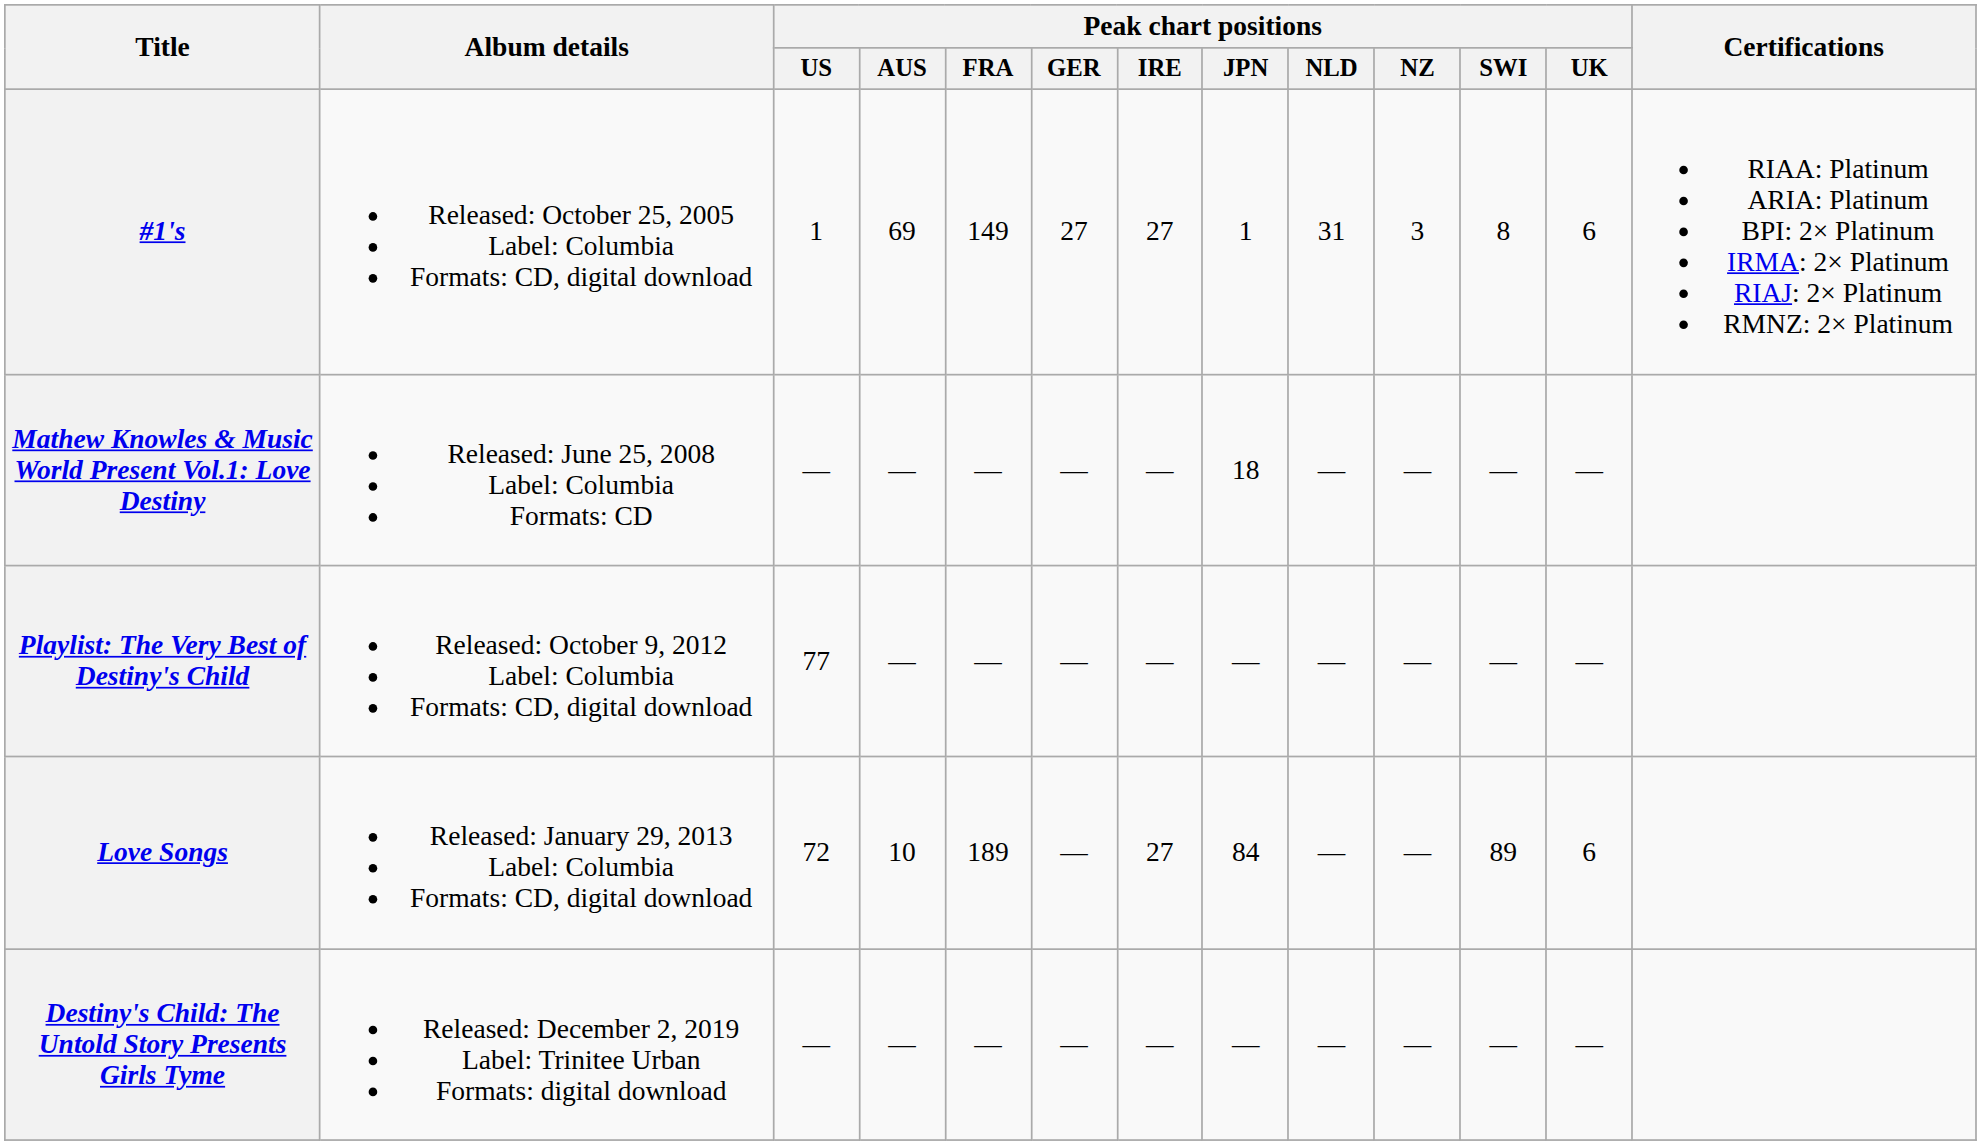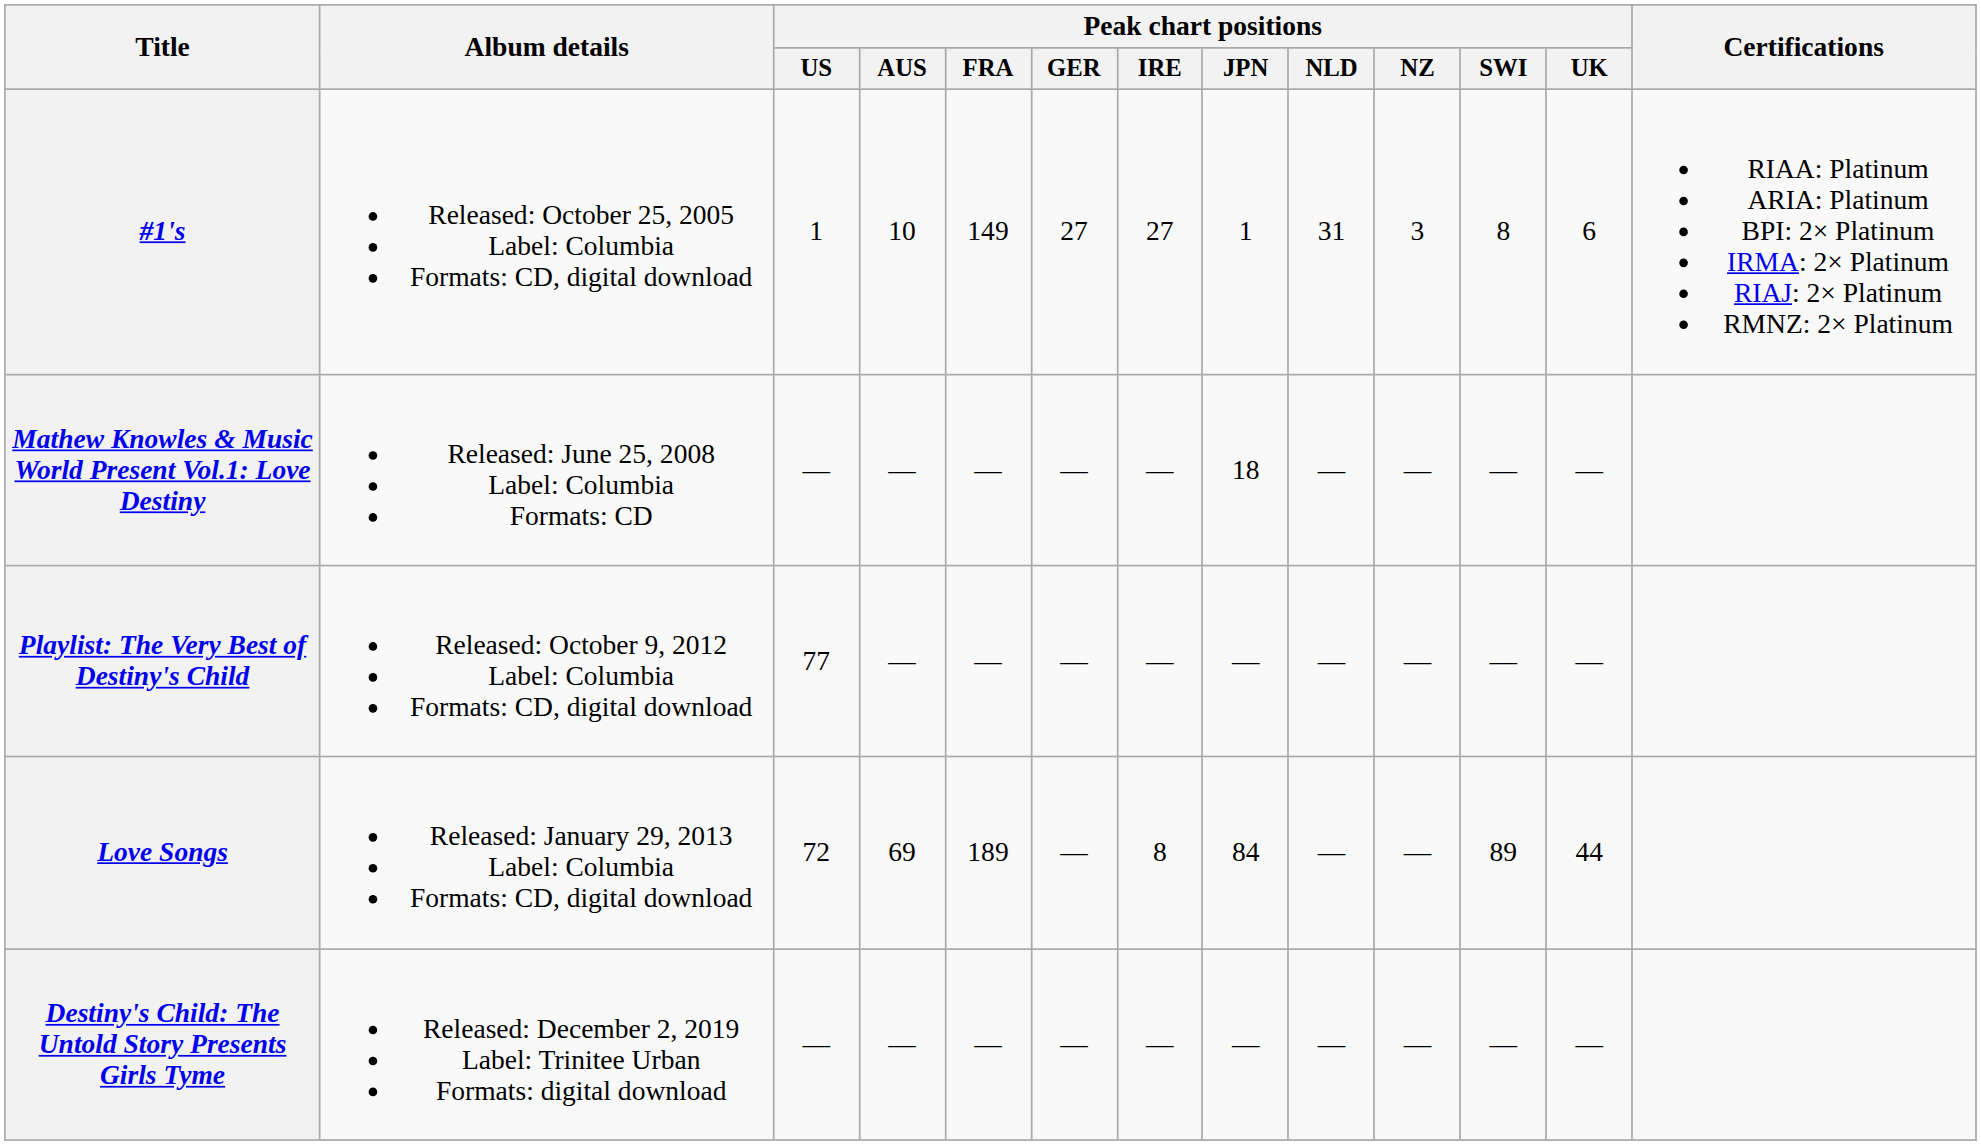(902, 231) 69 -> (902, 231) 10
(902, 852) 10 -> (902, 852) 69
(1160, 852) 27 -> (1160, 852) 8
(1589, 852) 6 -> (1589, 852) 44
